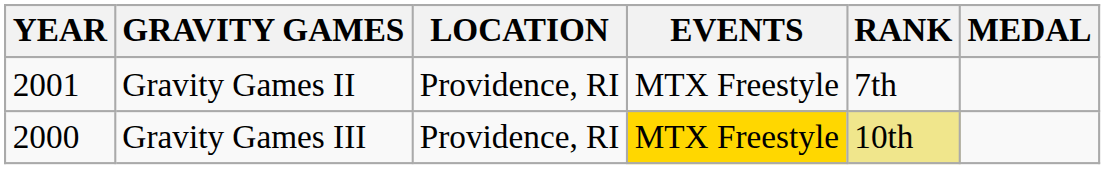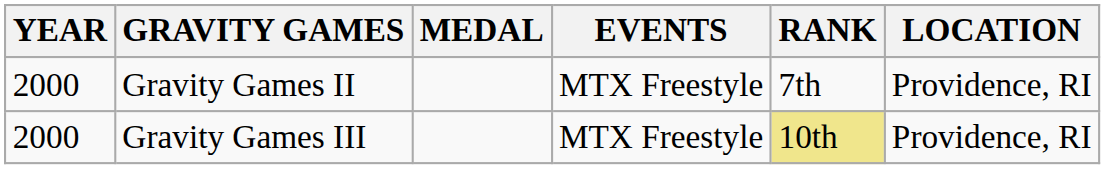columns swapped: (520, 30) <-> (1030, 30)
(46, 83) 2001 -> (46, 83) 2000
(737, 136) gold background -> (661, 136) no background
